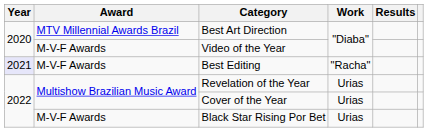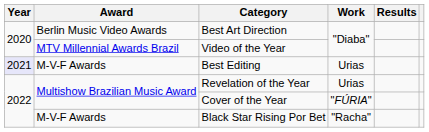(108, 30) MTV Millennial Awards Brazil -> (102, 30) Berlin Music Video Awards
(71, 48) M-V-F Awards -> (108, 48) MTV Millennial Awards Brazil
(350, 65) "Racha" -> (351, 65) Urias
(350, 100) Urias -> (351, 100) "FÚRIA"
(350, 118) Urias -> (351, 118) "Racha"
